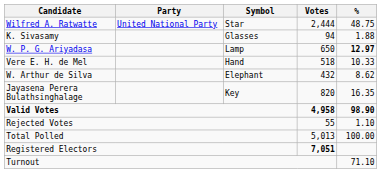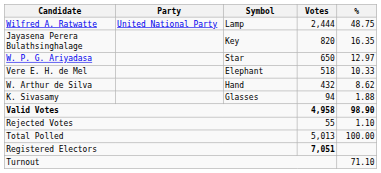(235, 24) Star -> (235, 24) Lamp
rows swapped: (44, 93) <-> (32, 37)
(235, 50) Lamp -> (235, 59) Star
(363, 50) bold -> (363, 59) normal
(235, 62) Hand -> (244, 72) Elephant
(244, 75) Elephant -> (235, 85) Hand
